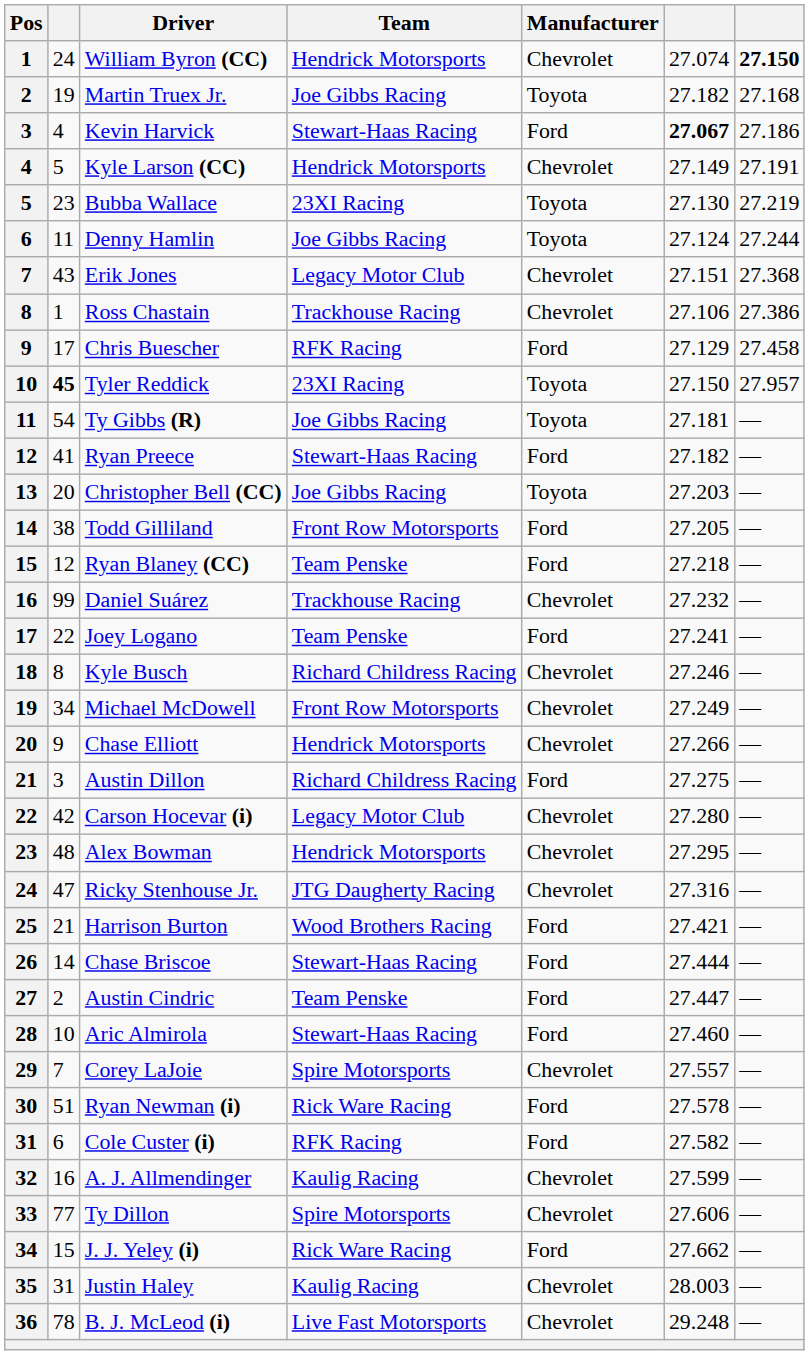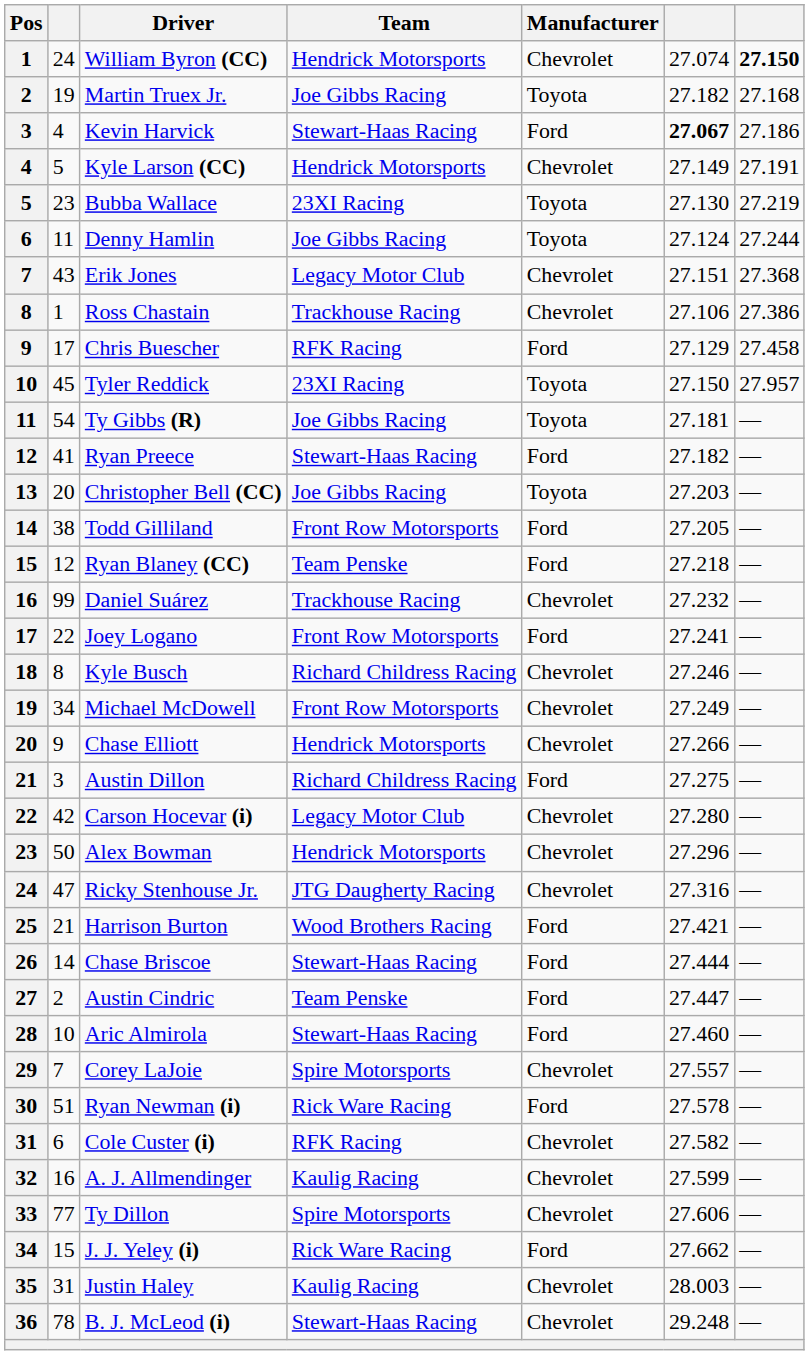(64, 383) bold -> (64, 383) normal
(350, 636) Team Penske -> (395, 636) Front Row Motorsports
(64, 852) 48 -> (64, 852) 50
(699, 852) 27.295 -> (699, 852) 27.296
(547, 1141) Ford -> (570, 1141) Chevrolet
(389, 1321) Live Fast Motorsports -> (384, 1321) Stewart-Haas Racing
